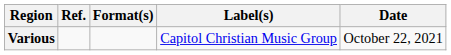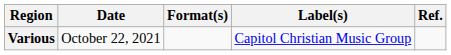columns swapped: (393, 15) <-> (74, 15)
